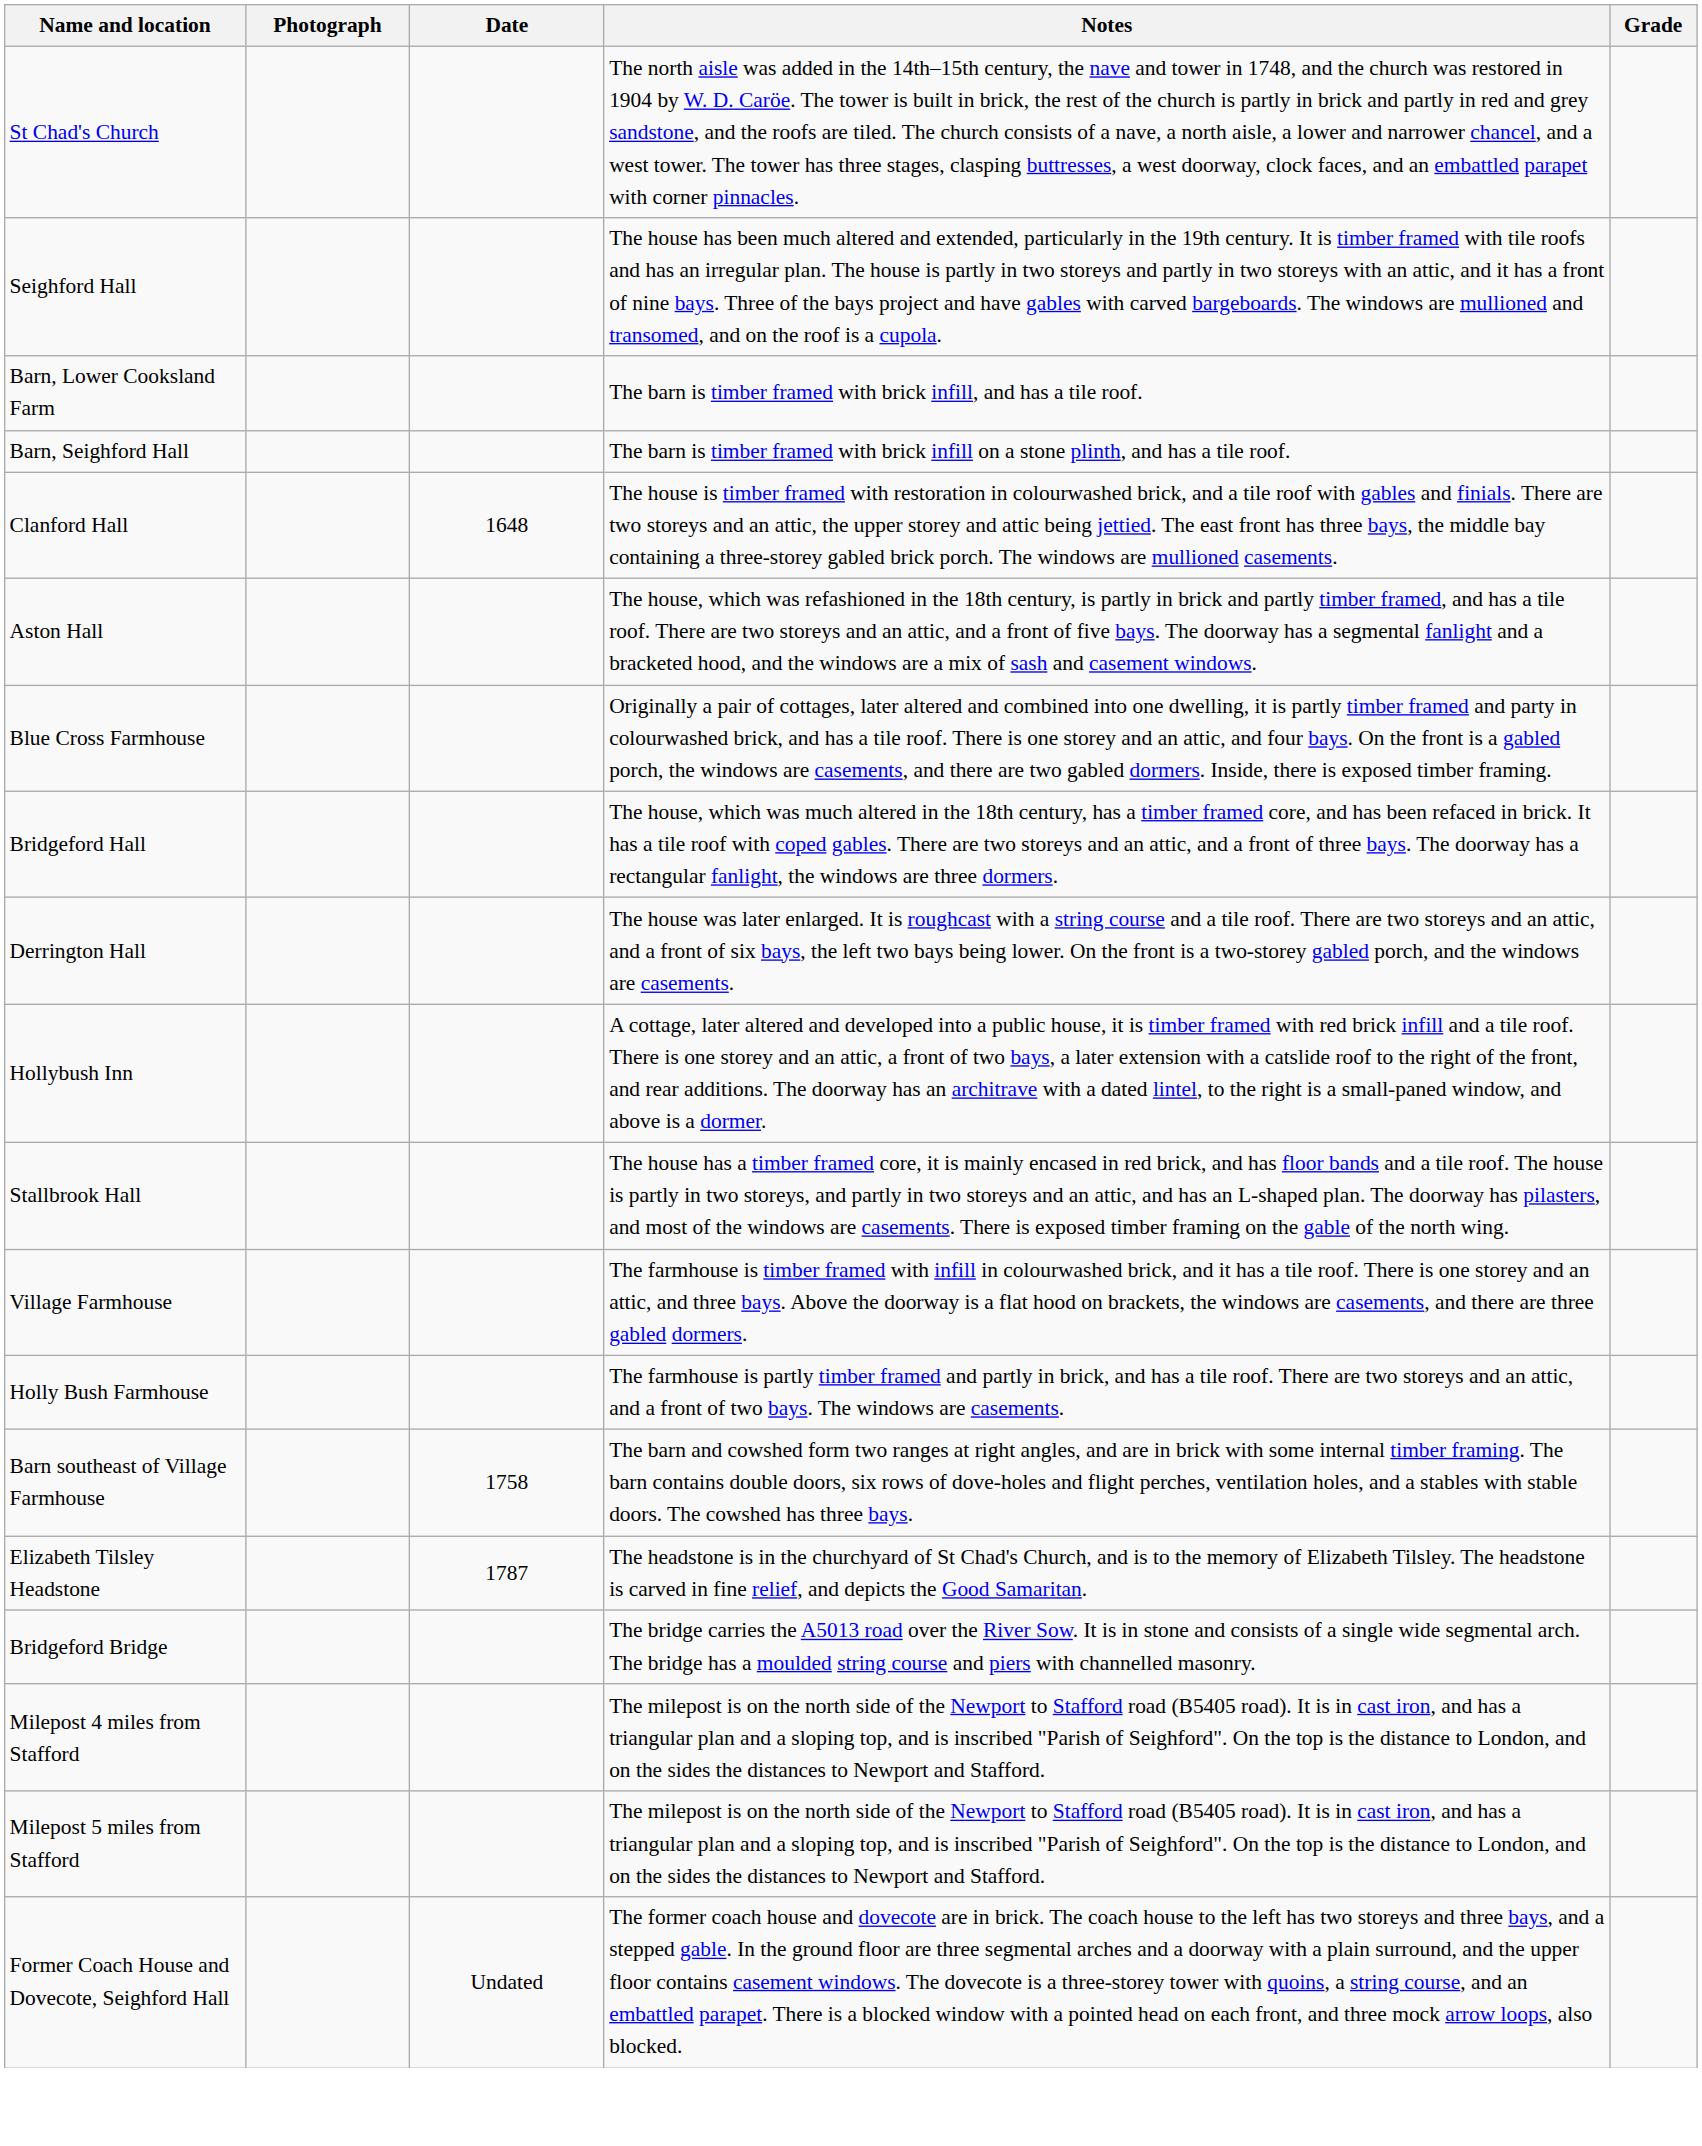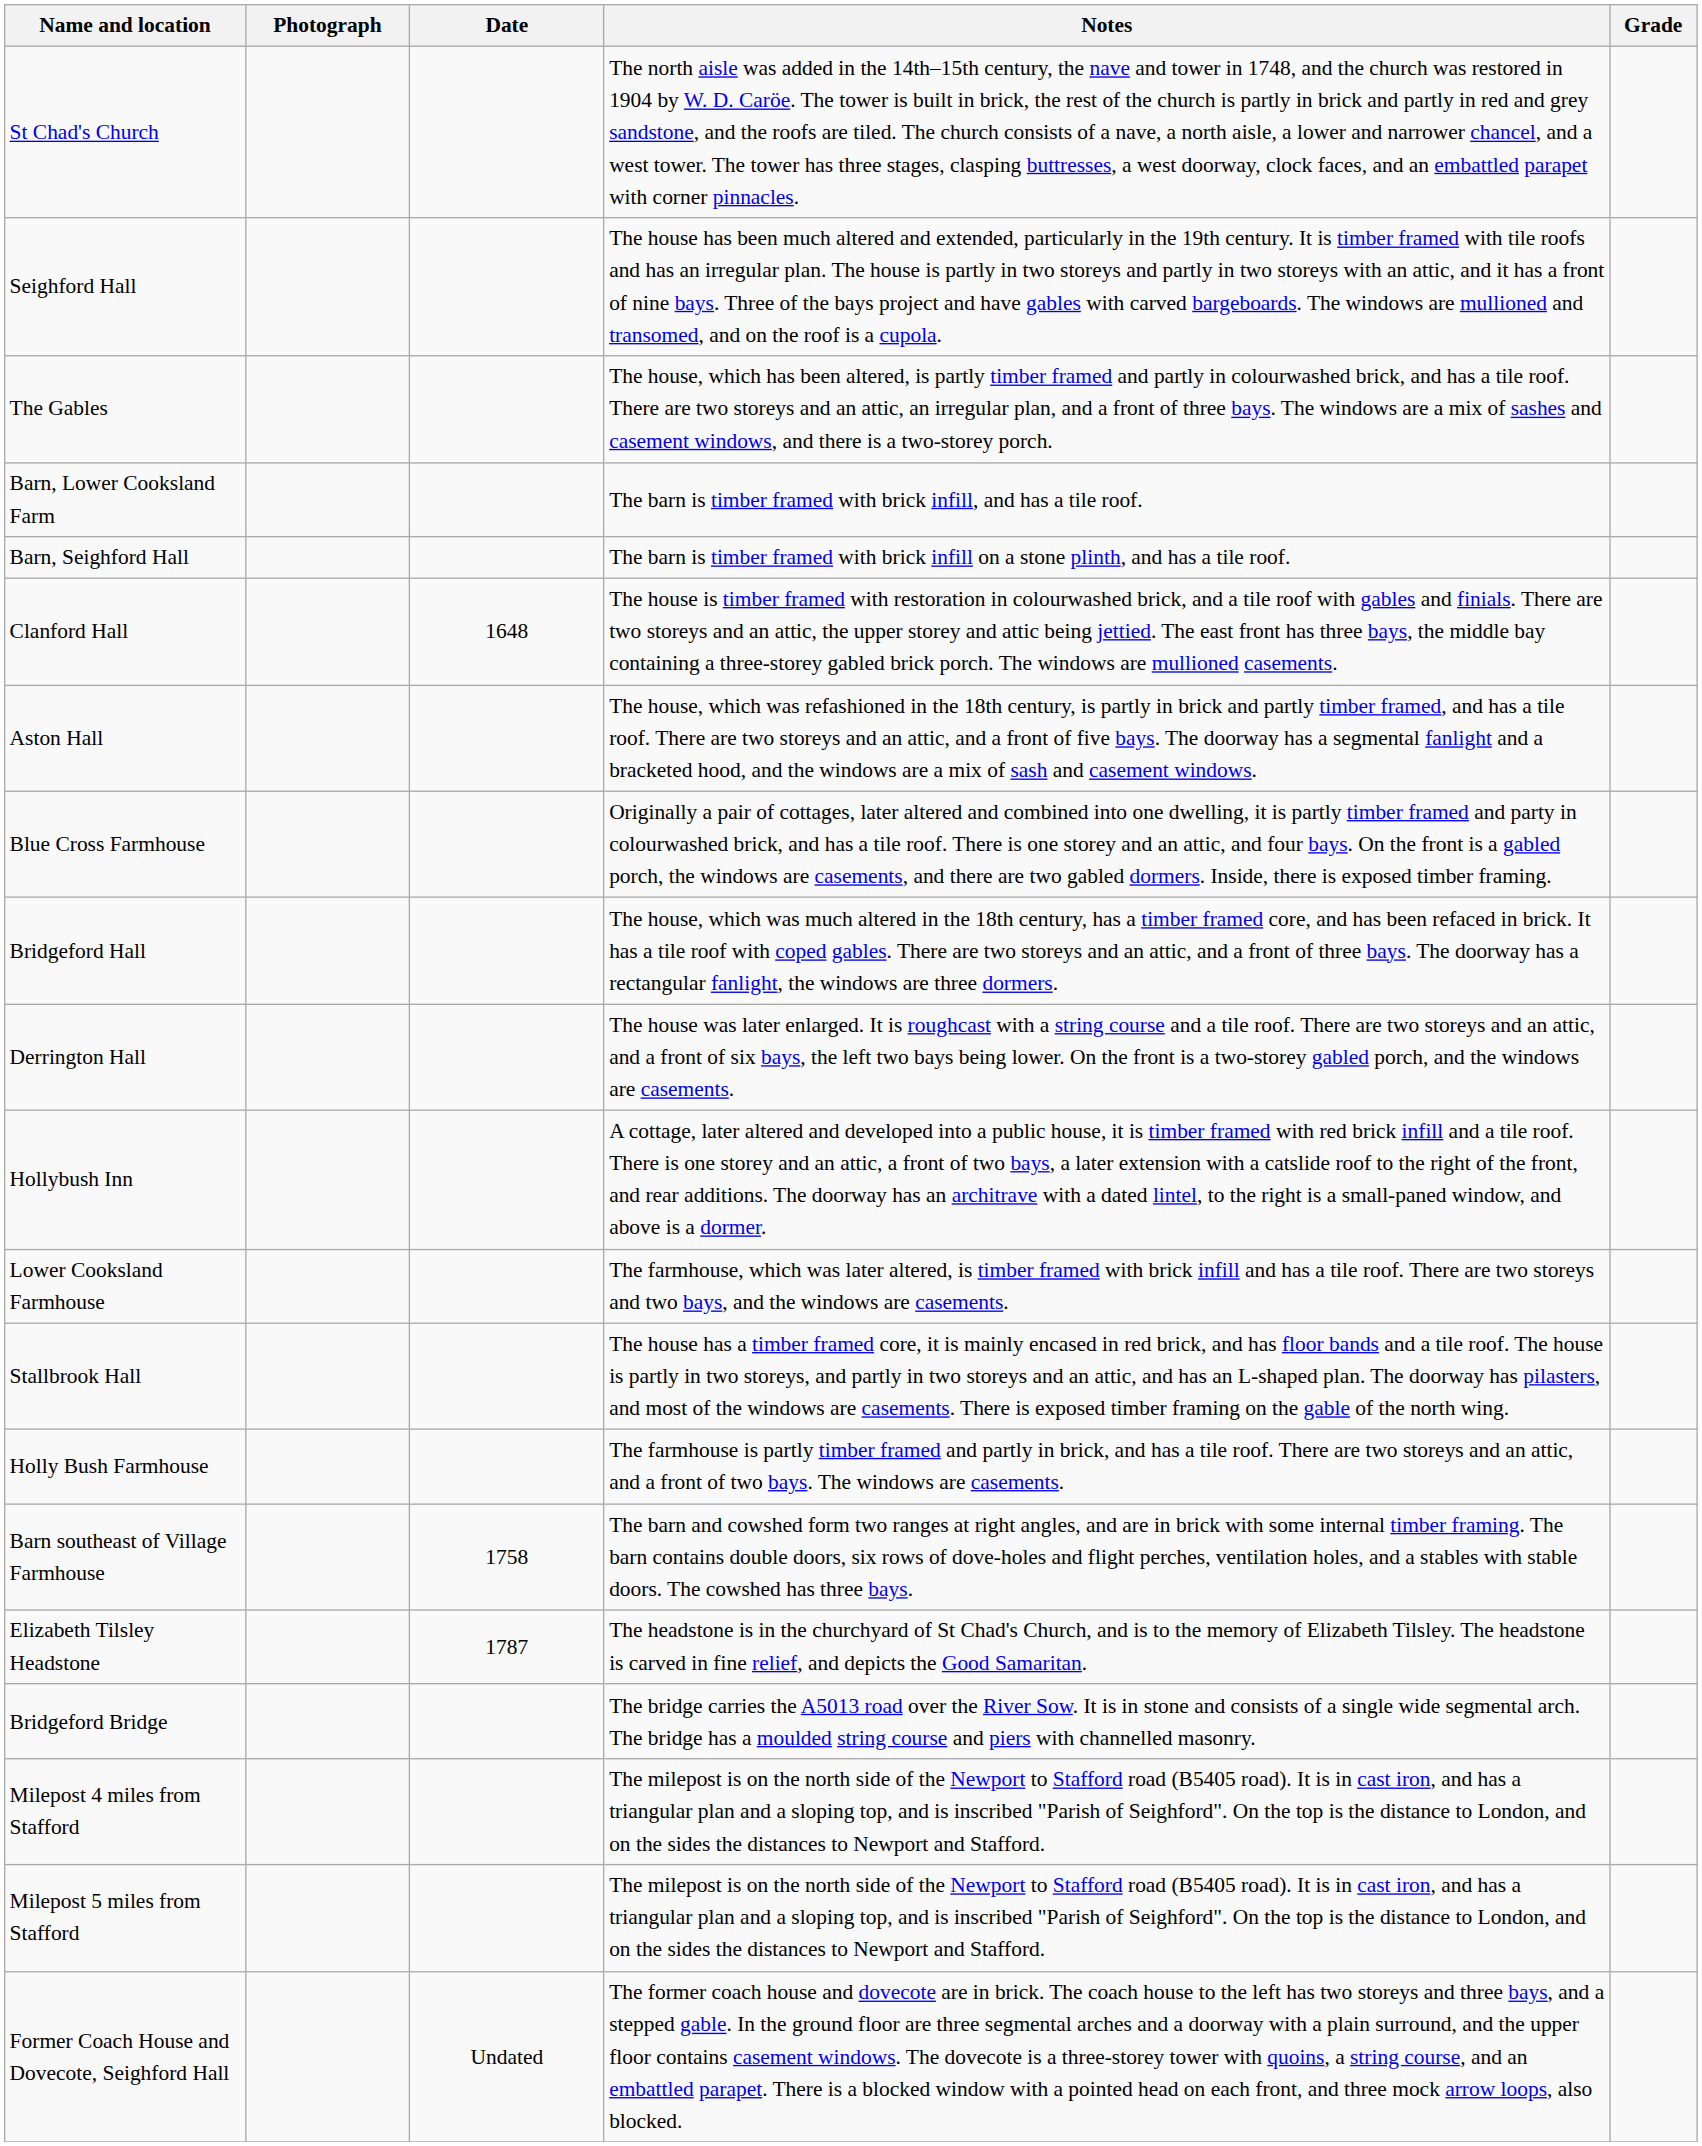+ row: (59, 408)
+ row: (86, 1285)
- row: (91, 1301)
